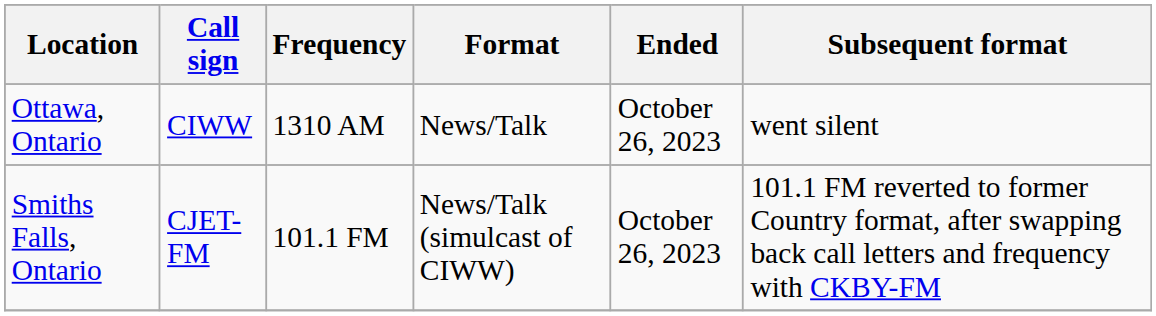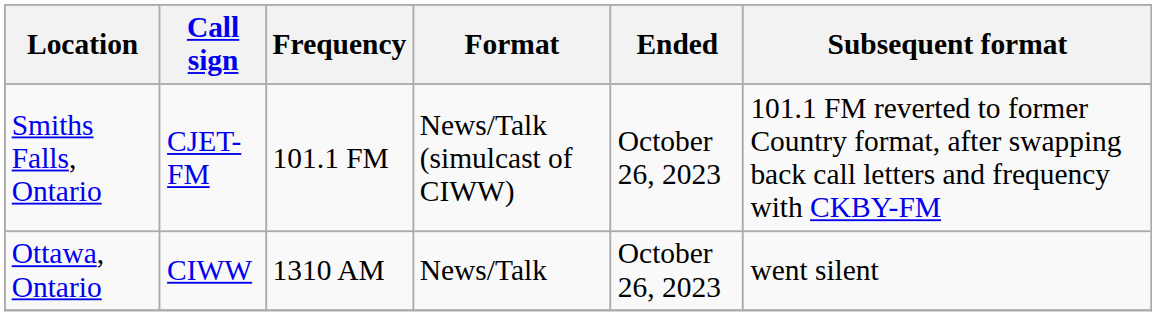rows swapped: (58, 124) <-> (57, 237)
